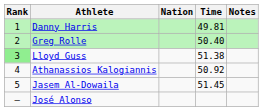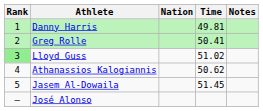(211, 41) 50.40 -> (211, 41) 50.41
(211, 56) 51.38 -> (211, 56) 51.02
(211, 70) 50.92 -> (211, 70) 50.62
